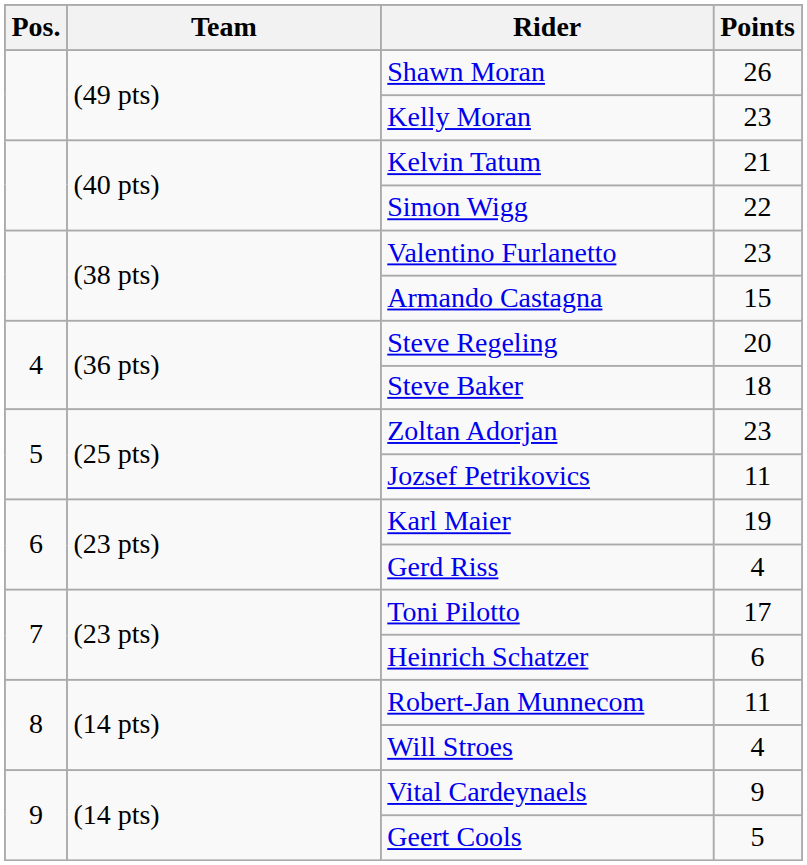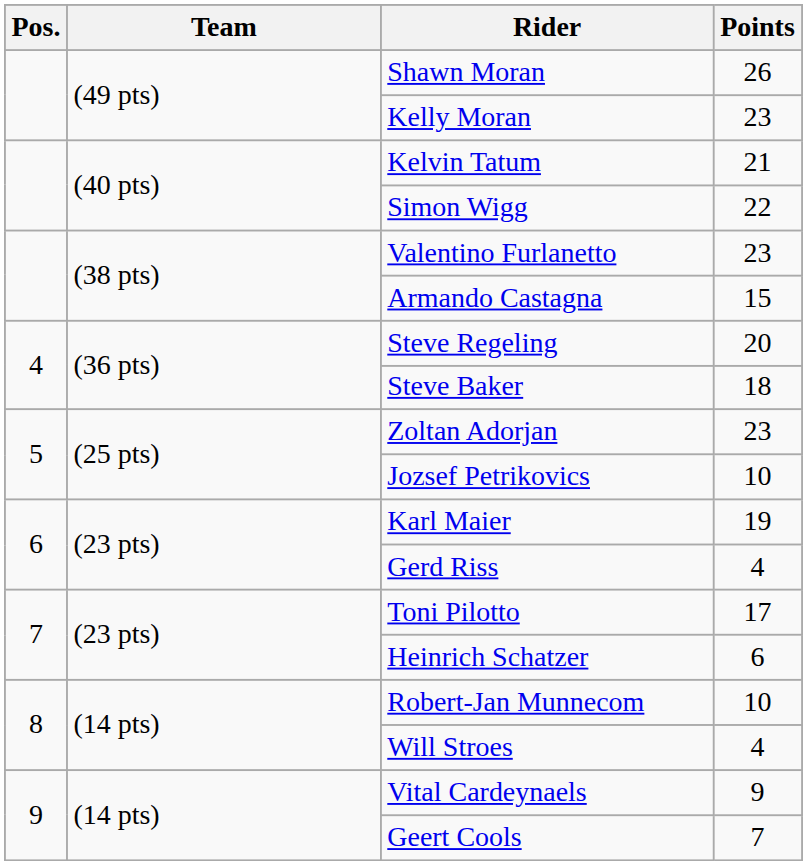(758, 476) 11 -> (758, 476) 10
(758, 701) 11 -> (758, 701) 10
(758, 836) 5 -> (758, 836) 7
